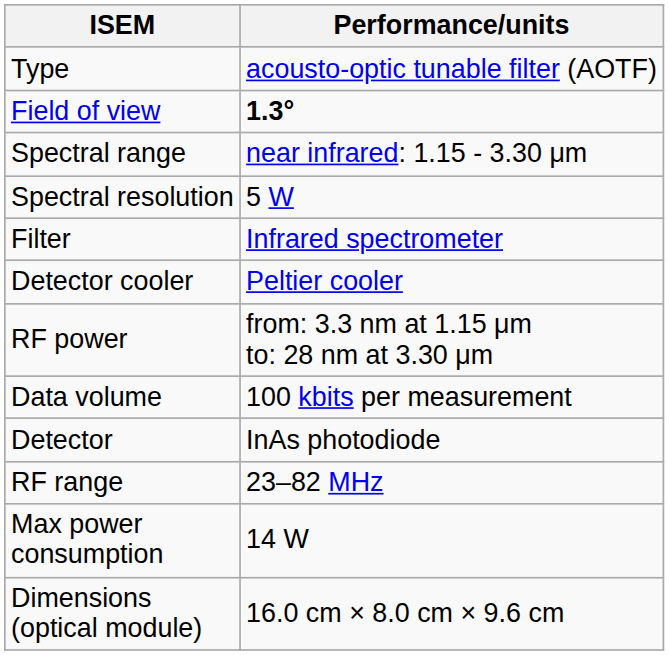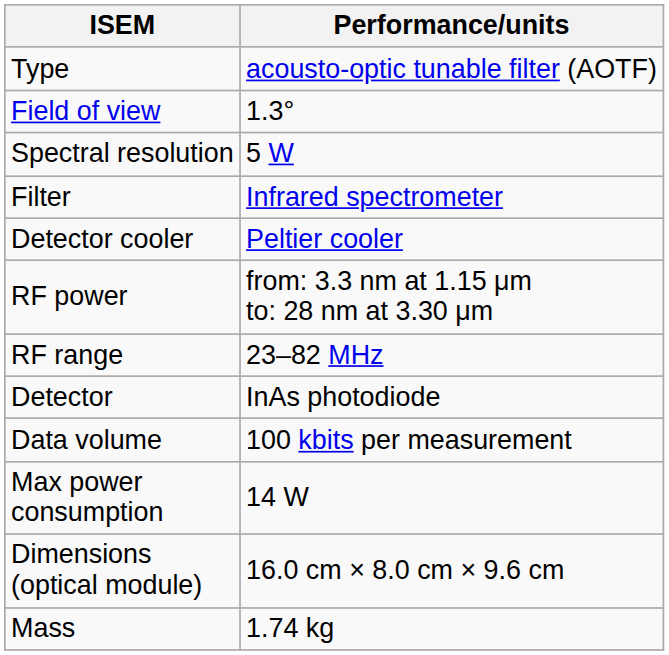(270, 111) bold -> (270, 111) normal
- row: (98, 153)
rows swapped: (67, 482) <-> (86, 397)
+ row: (43, 628)
